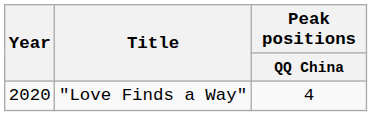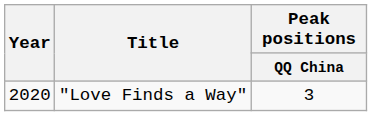(309, 96) 4 -> (309, 96) 3
